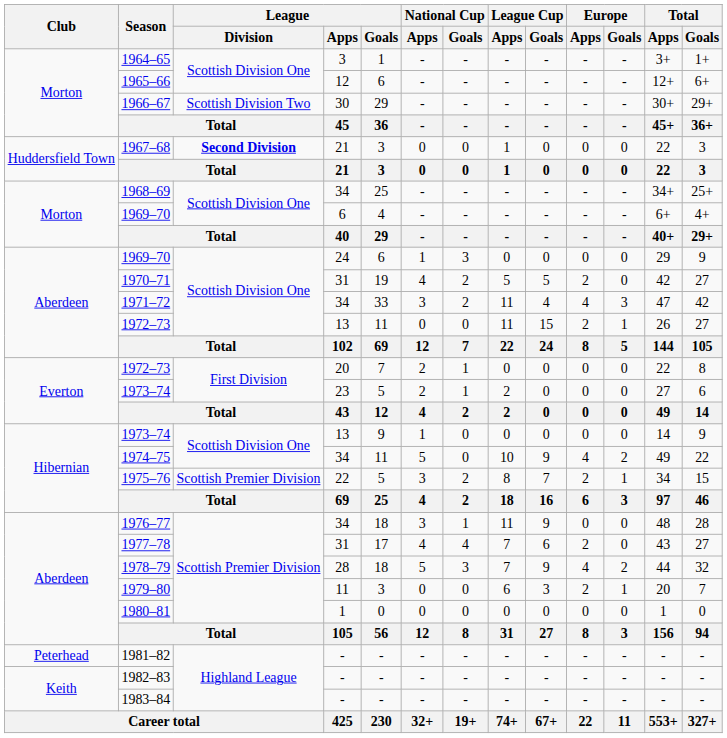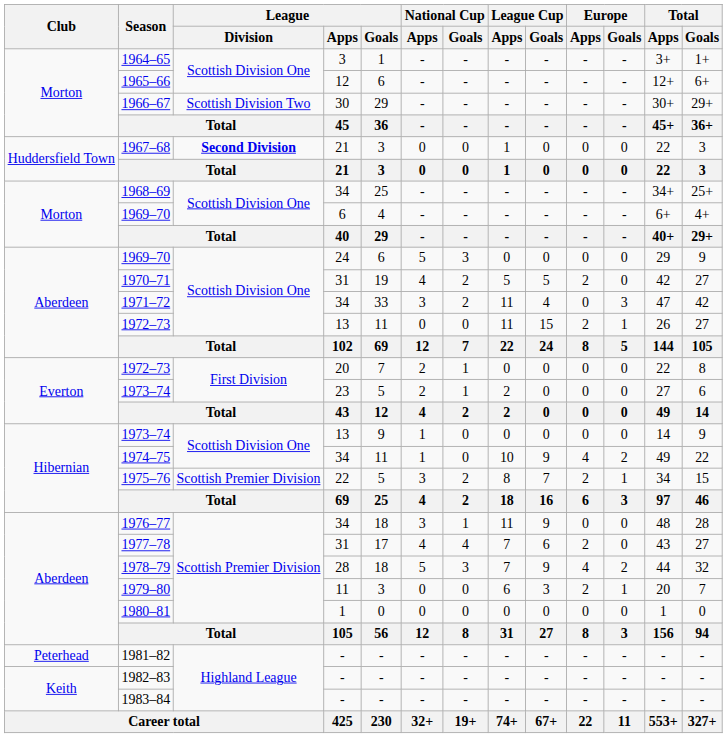(422, 258) 1 -> (422, 258) 5
(585, 302) 4 -> (585, 302) 0
(422, 457) 5 -> (422, 457) 1
